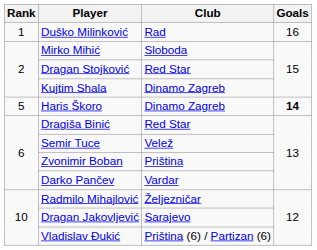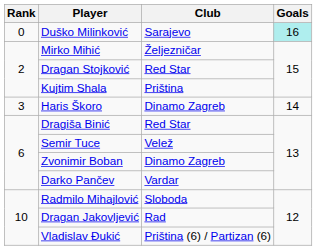(21, 32) 1 -> (21, 32) 0
(155, 32) Rad -> (167, 32) Sarajevo
(293, 32) no background -> (293, 32) paleturquoise background
(166, 50) Sloboda -> (173, 50) Željezničar
(185, 87) Dinamo Zagreb -> (164, 87) Priština
(21, 106) 5 -> (21, 106) 3
(293, 106) bold -> (293, 106) normal
(164, 161) Priština -> (185, 161) Dinamo Zagreb
(173, 198) Željezničar -> (166, 198) Sloboda
(167, 217) Sarajevo -> (155, 217) Rad
